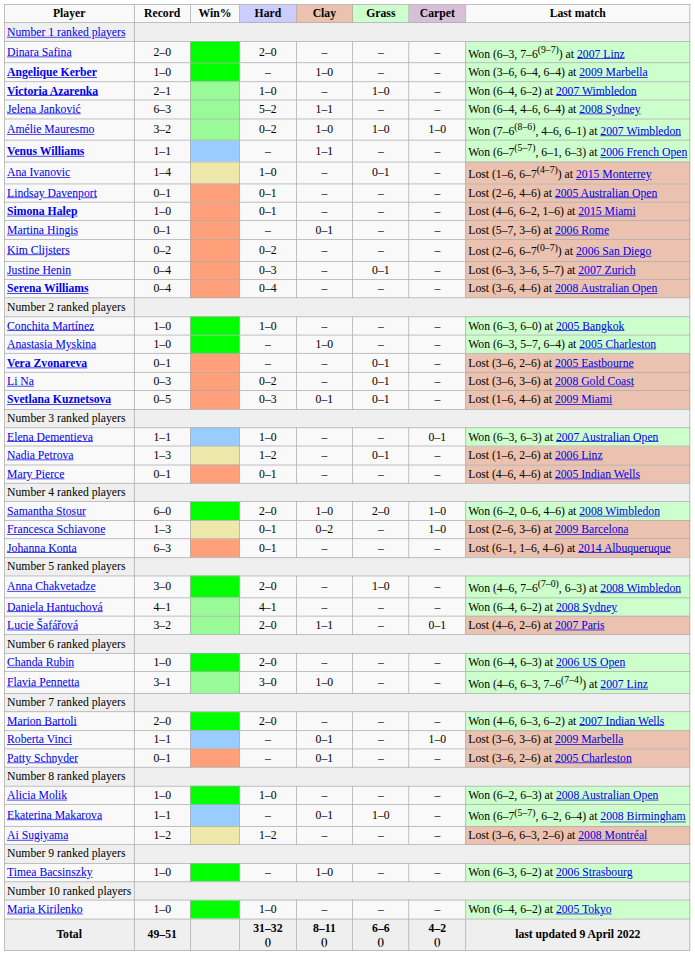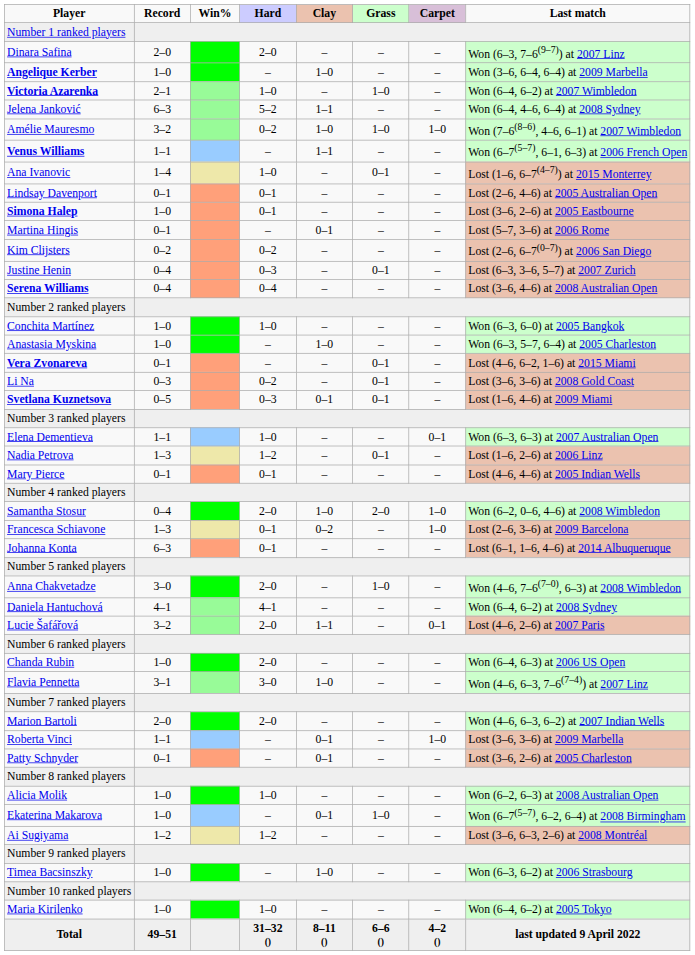(552, 211) Lost (4–6, 6–2, 1–6) at 2015 Miami -> (551, 211) Lost (3–6, 2–6) at 2005 Eastbourne
(551, 362) Lost (3–6, 2–6) at 2005 Eastbourne -> (552, 362) Lost (4–6, 6–2, 1–6) at 2015 Miami
(162, 511) 6–0 -> (162, 511) 0–4
(162, 815) 1–1 -> (162, 815) 1–0
